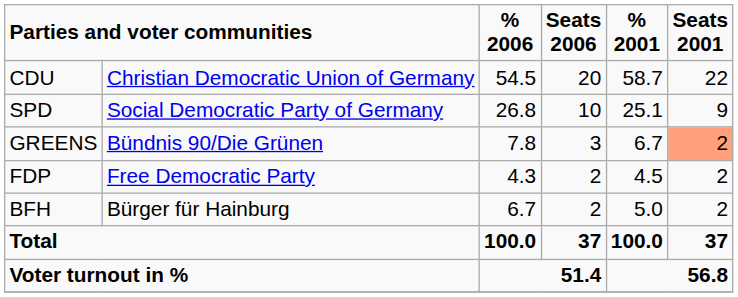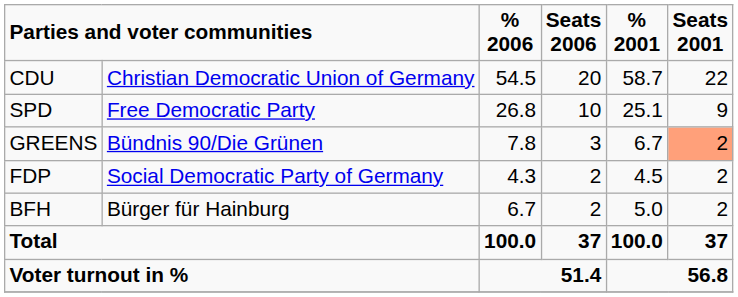(275, 110) Social Democratic Party of Germany -> (211, 110) Free Democratic Party
(211, 176) Free Democratic Party -> (275, 176) Social Democratic Party of Germany
